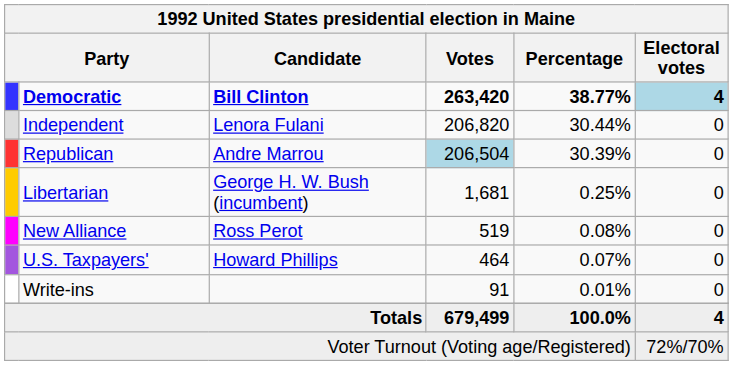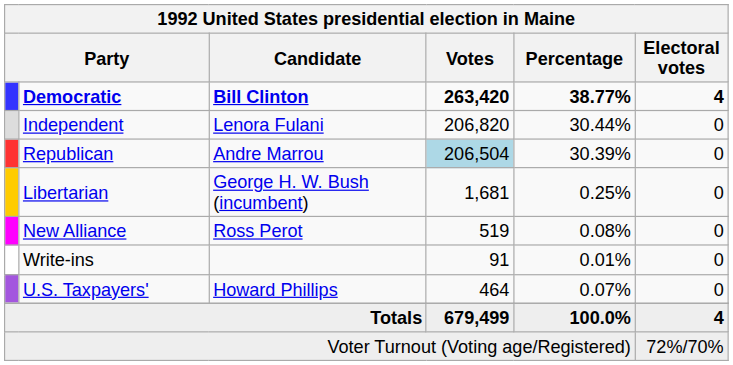(719, 97) lightblue background -> (719, 97) no background
rows swapped: (86, 260) <-> (58, 289)
